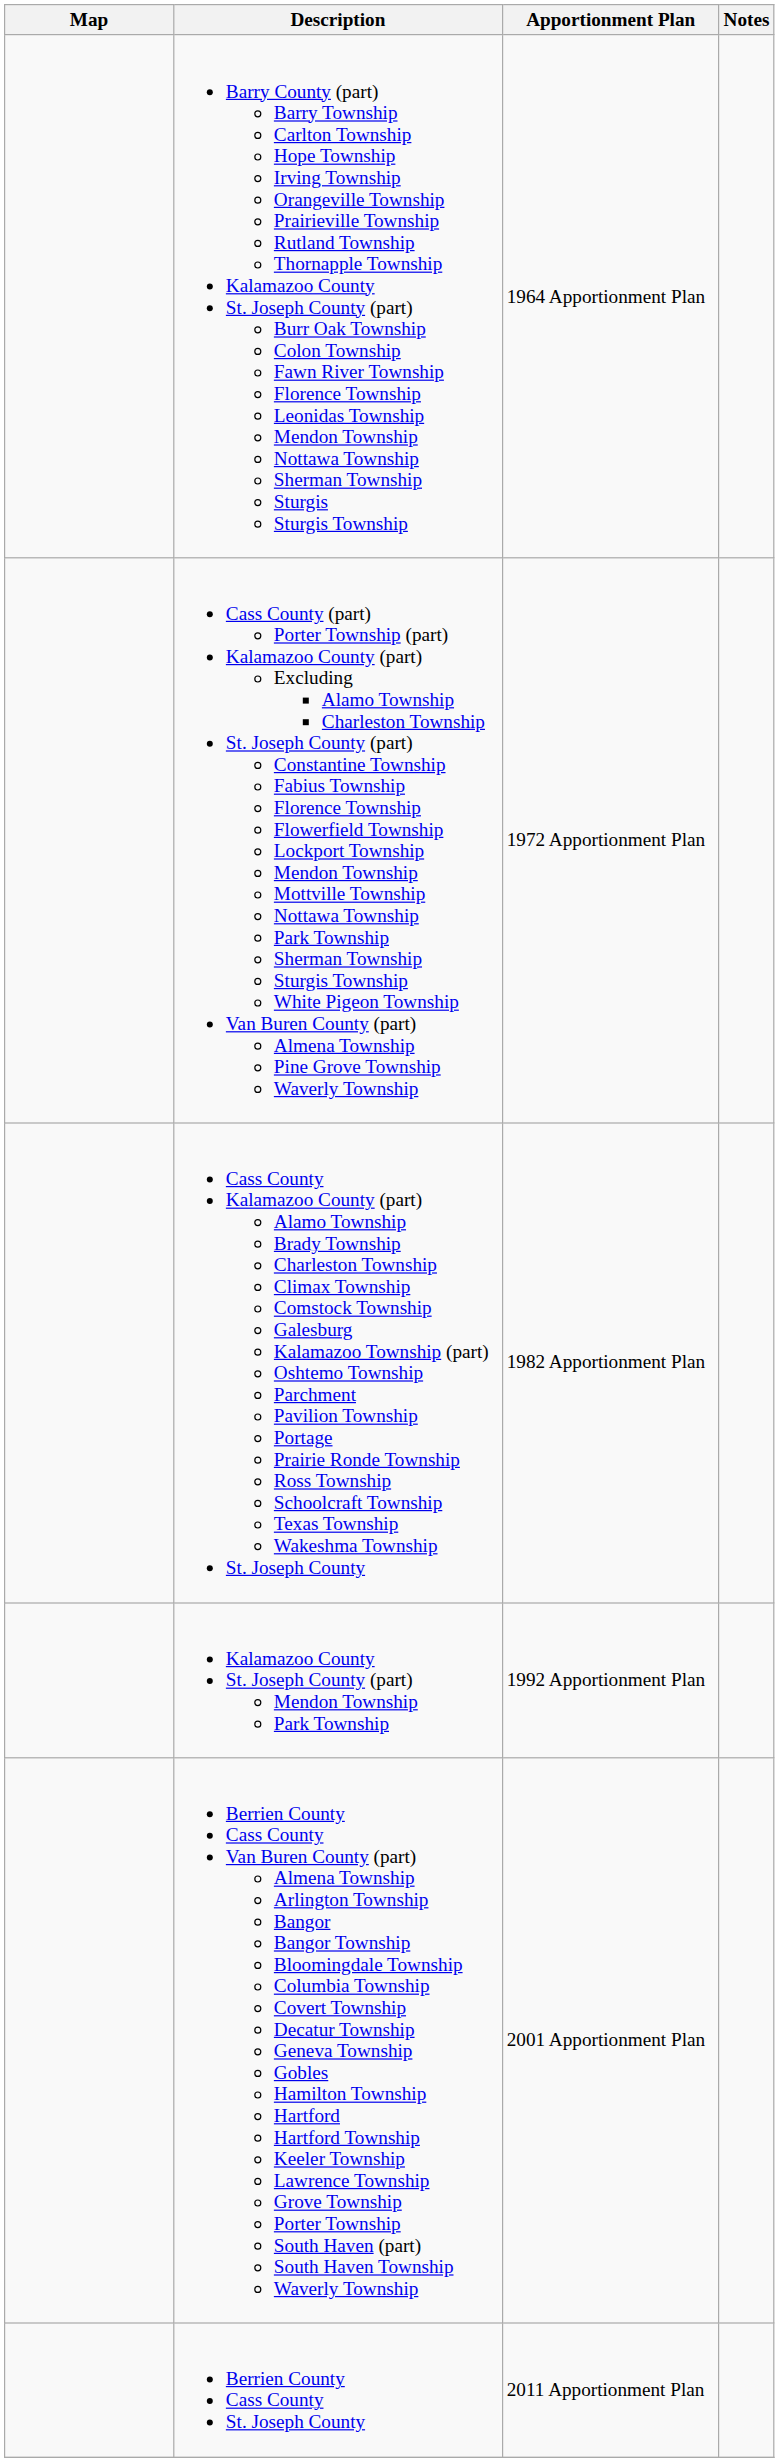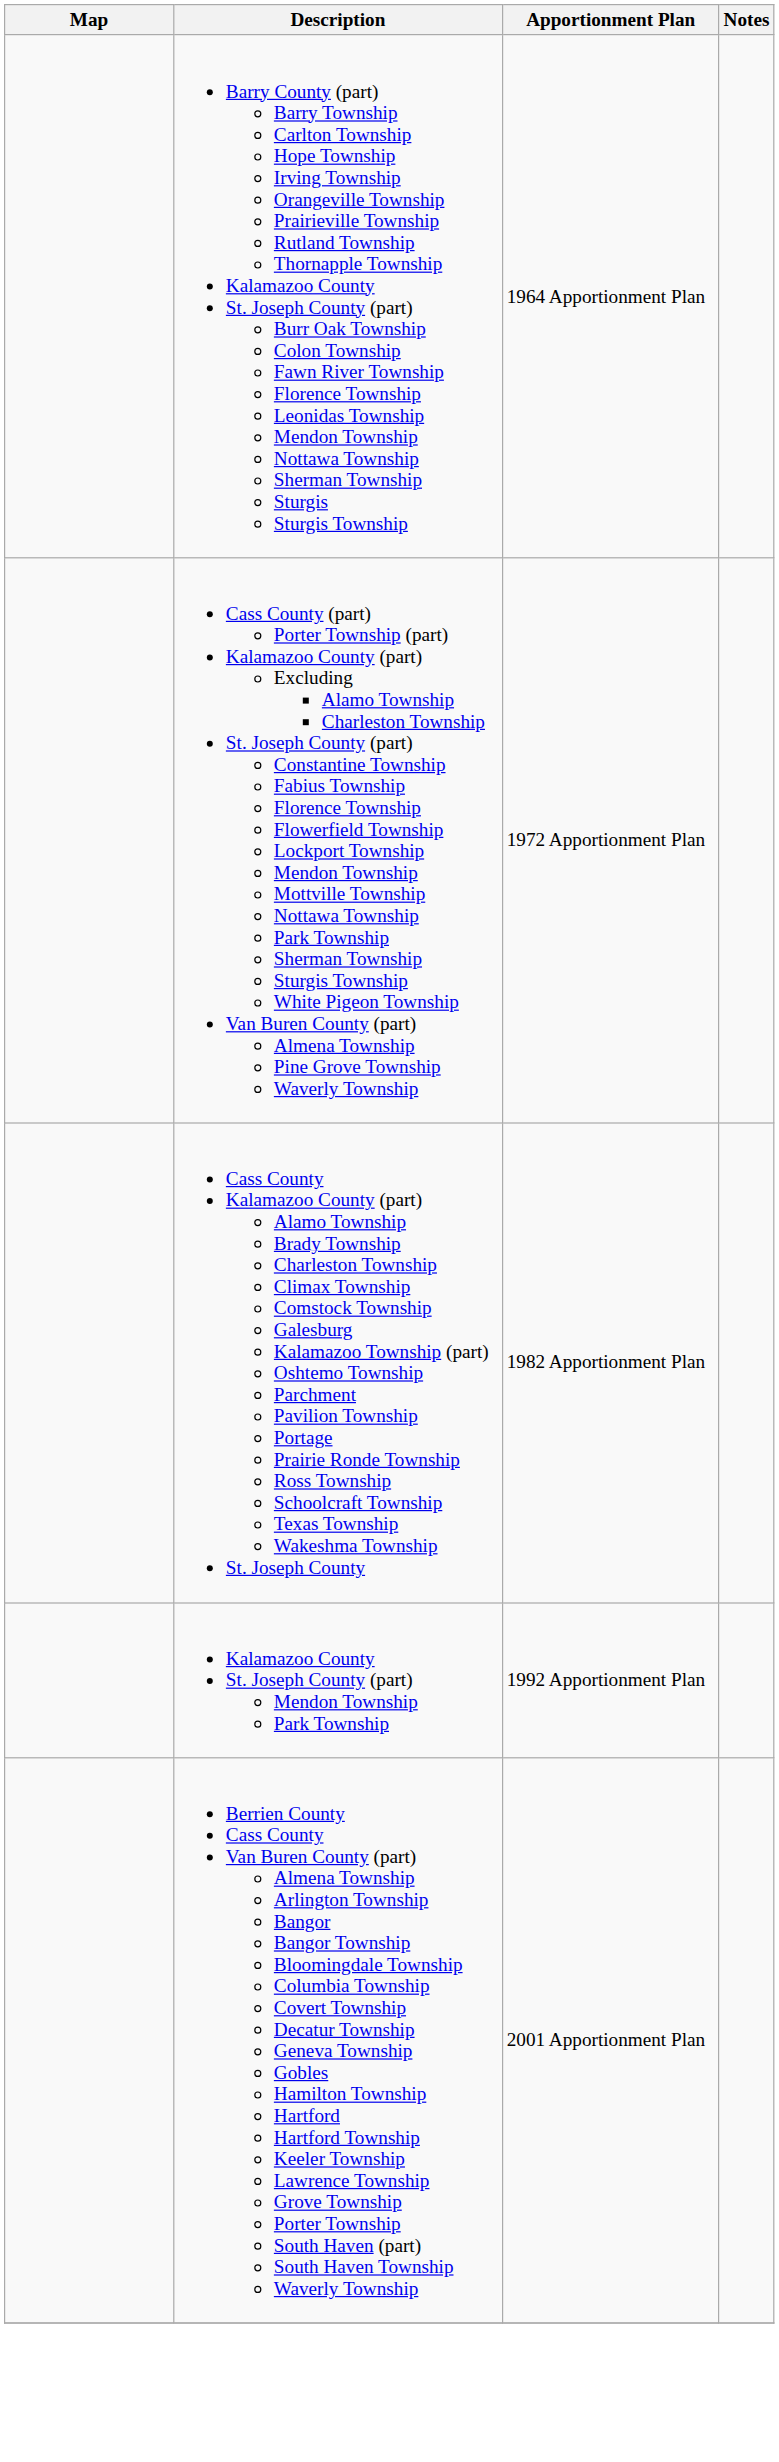- row: (338, 2401)
